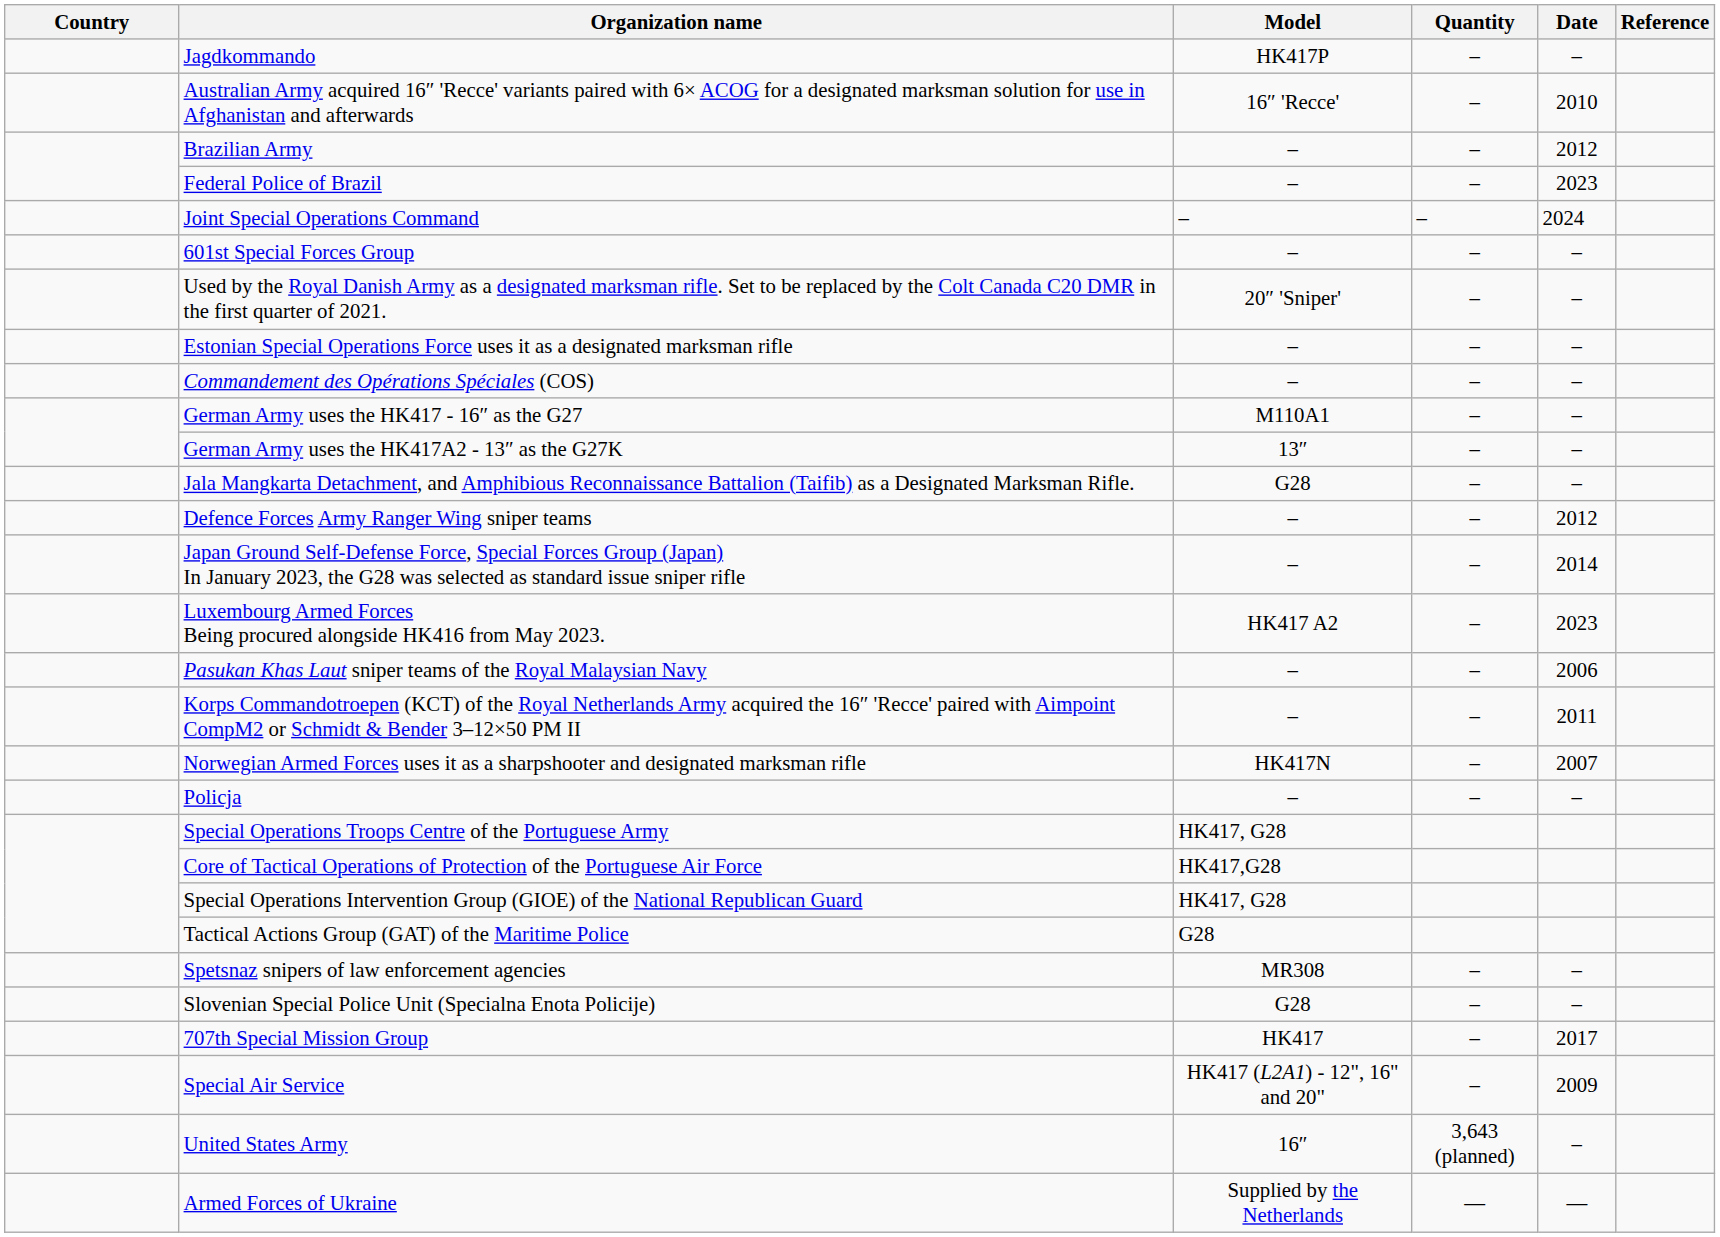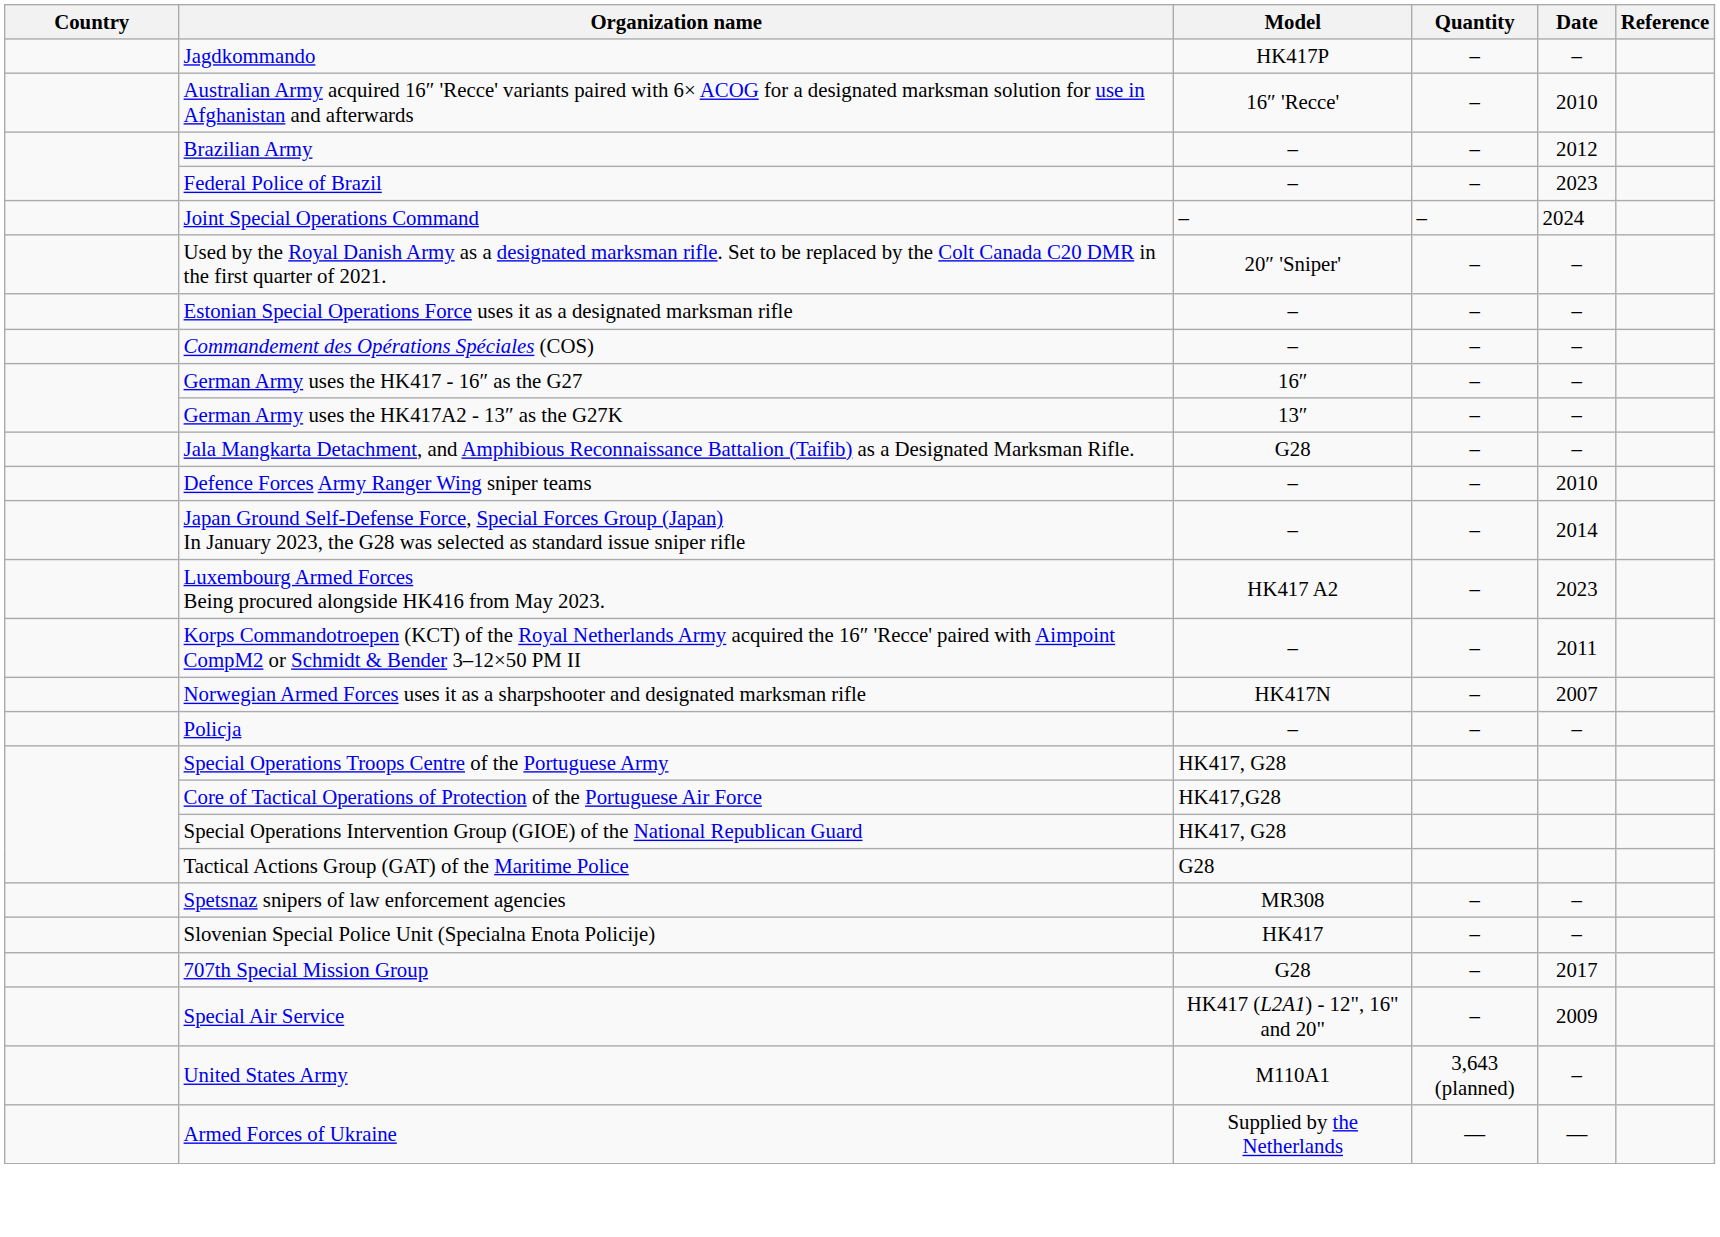- row: (299, 252)
(1293, 414) M110A1 -> (1293, 380) 16″
(1577, 517) 2012 -> (1577, 483) 2010
- row: (445, 669)
(1293, 1003) G28 -> (1293, 934) HK417
(1293, 1037) HK417 -> (1293, 969) G28
(1293, 1143) 16″ -> (1293, 1074) M110A1
